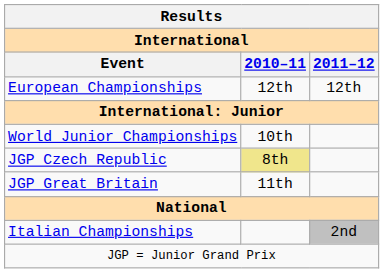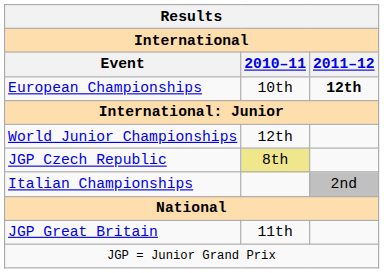(275, 88) 12th -> (275, 88) 10th
(344, 88) normal -> (344, 88) bold
(275, 136) 10th -> (275, 136) 12th
rows swapped: (83, 184) <-> (101, 232)
